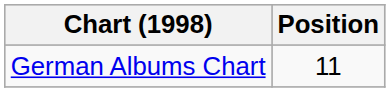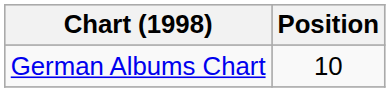(328, 65) 11 -> (328, 65) 10
